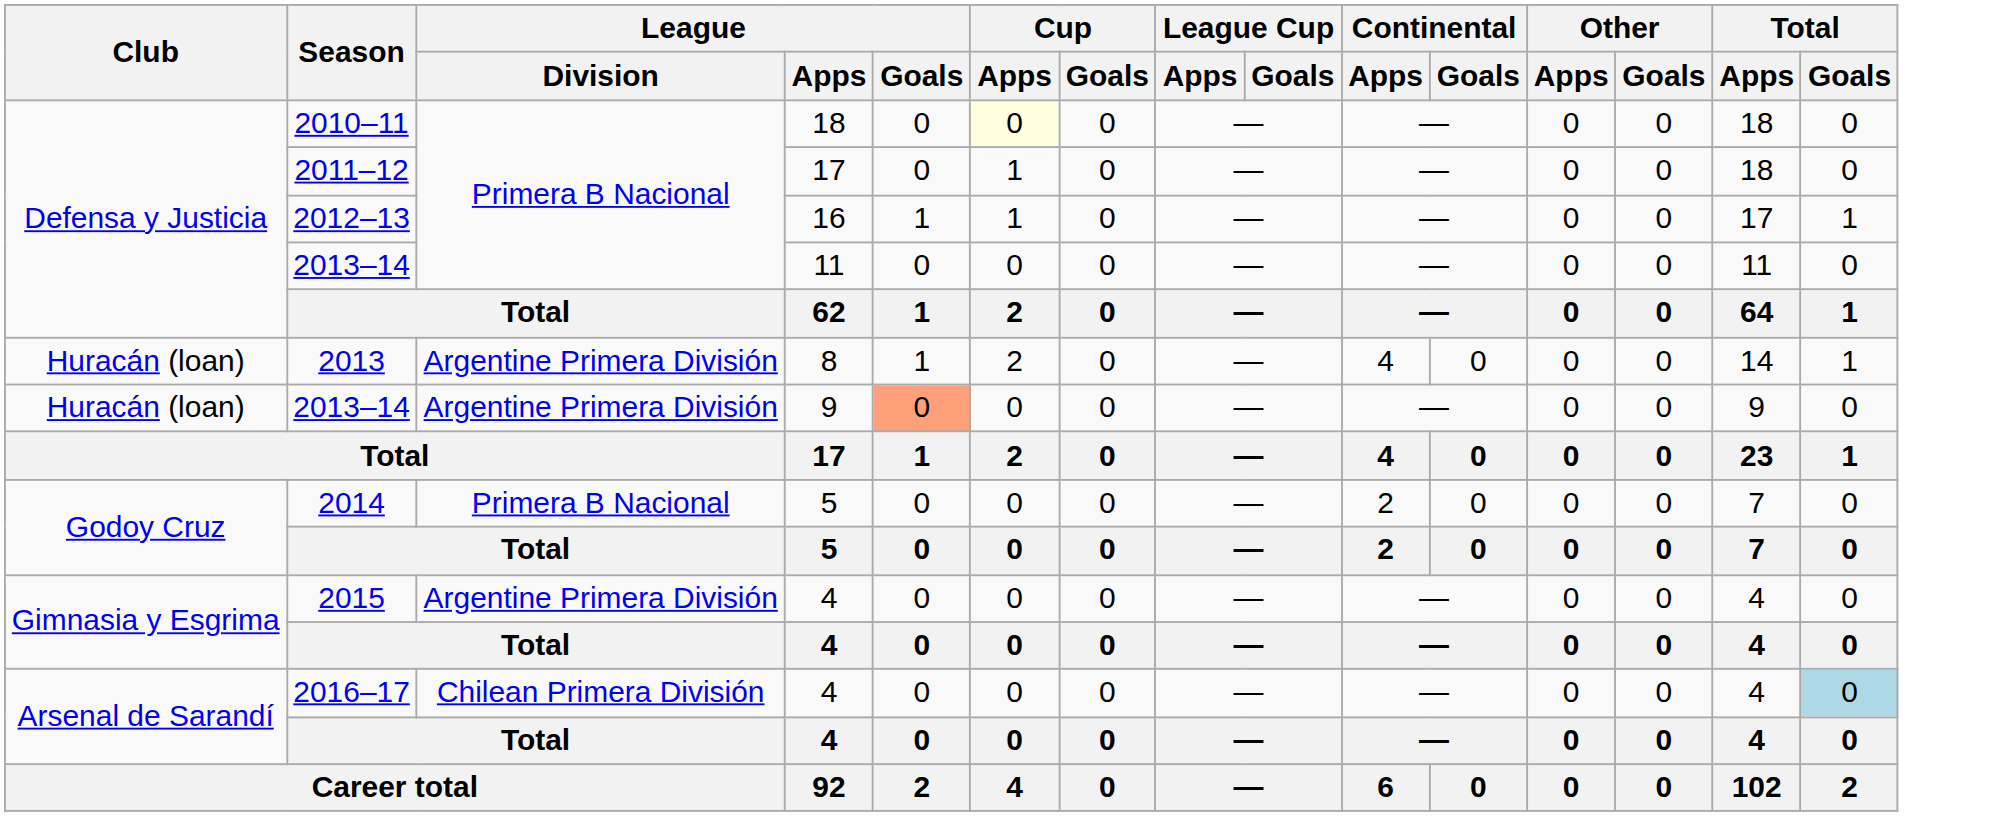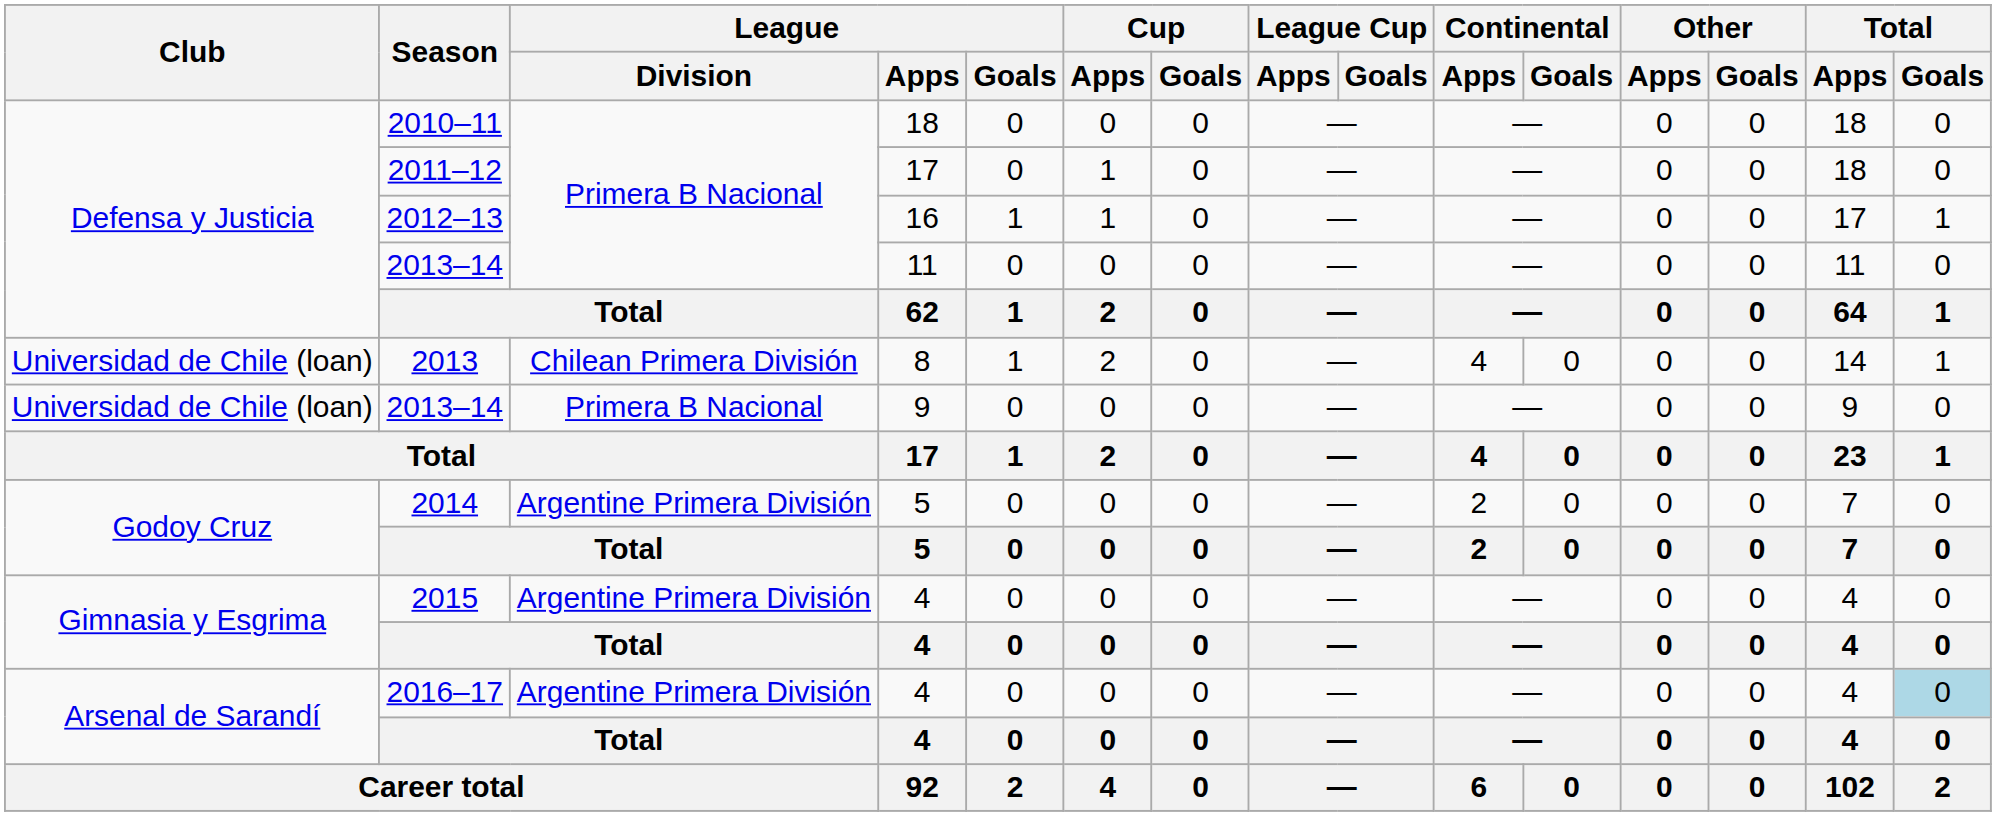(1015, 123) lightyellow background -> (1108, 123) no background
(146, 360) Huracán (loan) -> (192, 360) Universidad de Chile (loan)
(601, 360) Argentine Primera División -> (694, 360) Chilean Primera División
(146, 407) Huracán (loan) -> (192, 407) Universidad de Chile (loan)
(601, 407) Argentine Primera División -> (694, 407) Primera B Nacional
(922, 407) lightsalmon background -> (1015, 407) no background
(601, 502) Primera B Nacional -> (694, 502) Argentine Primera División
(601, 692) Chilean Primera División -> (694, 692) Argentine Primera División
